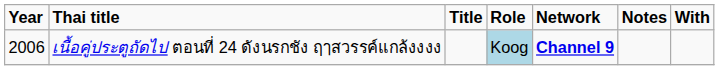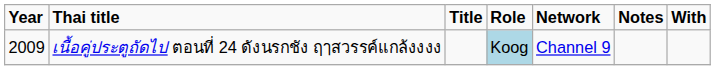(27, 47) 2006 -> (27, 47) 2009
(575, 47) bold -> (573, 47) normal
